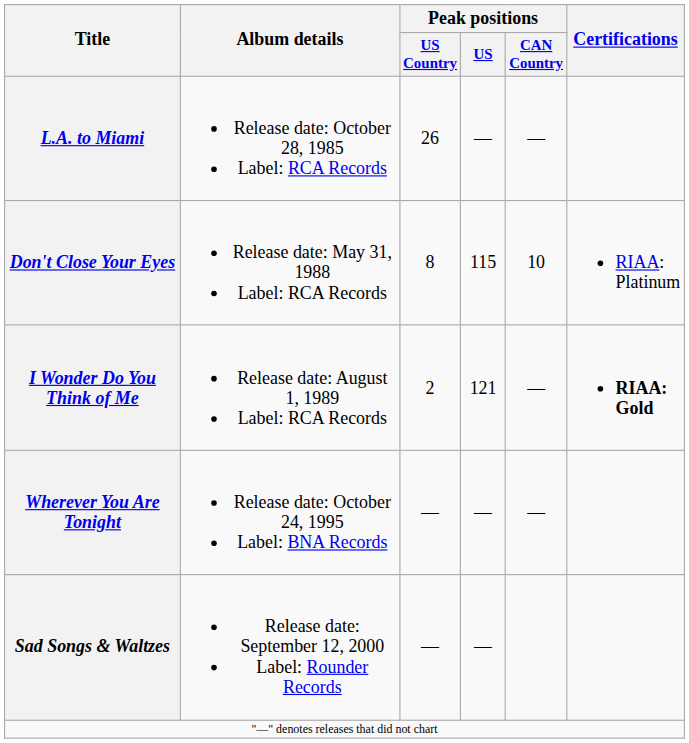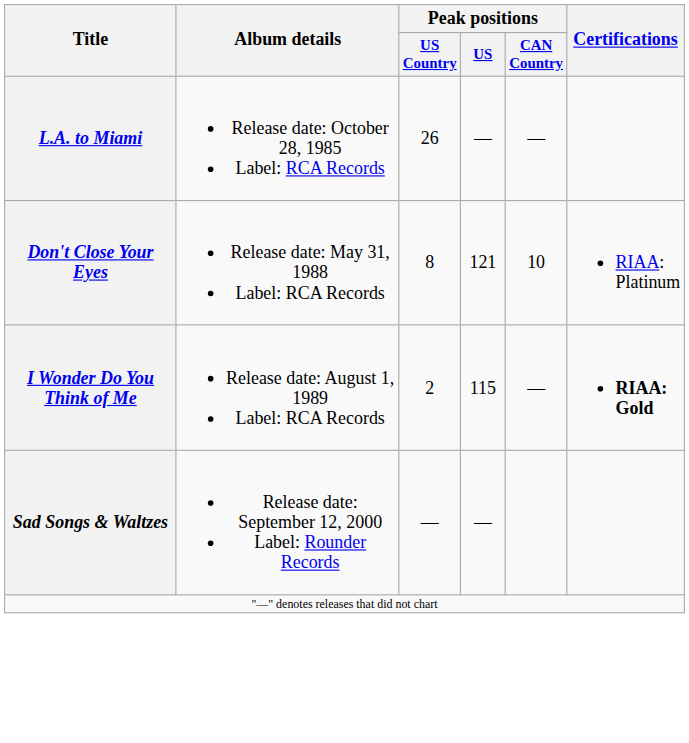(483, 262) 115 -> (483, 262) 121
(483, 387) 121 -> (483, 387) 115
- row: (92, 512)
